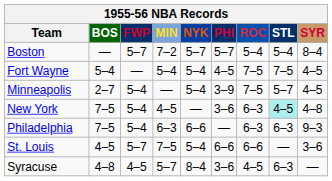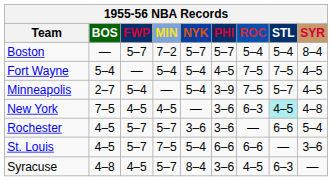(137, 109) 5–4 -> (137, 109) 4–5
- row: (40, 128)
+ row: (35, 128)
